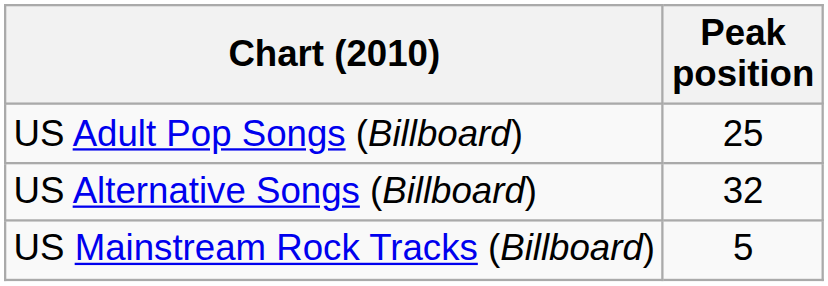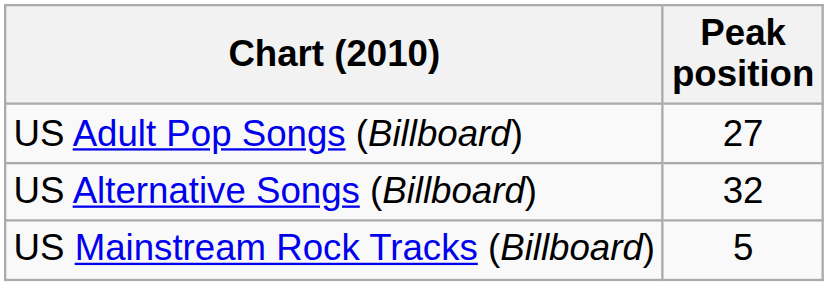(743, 132) 25 -> (743, 132) 27
